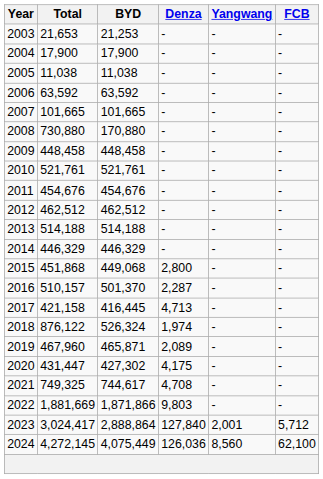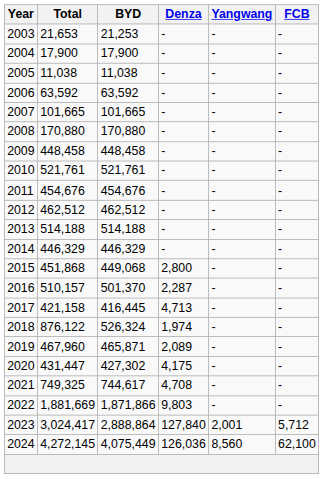(63, 131) 730,880 -> (63, 131) 170,880
